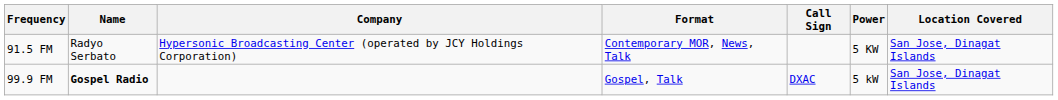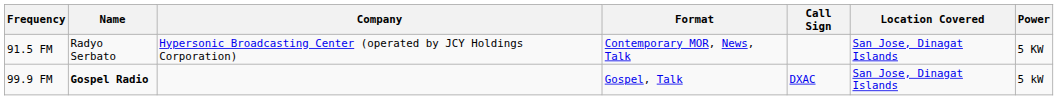columns swapped: (869, 19) <-> (970, 19)
